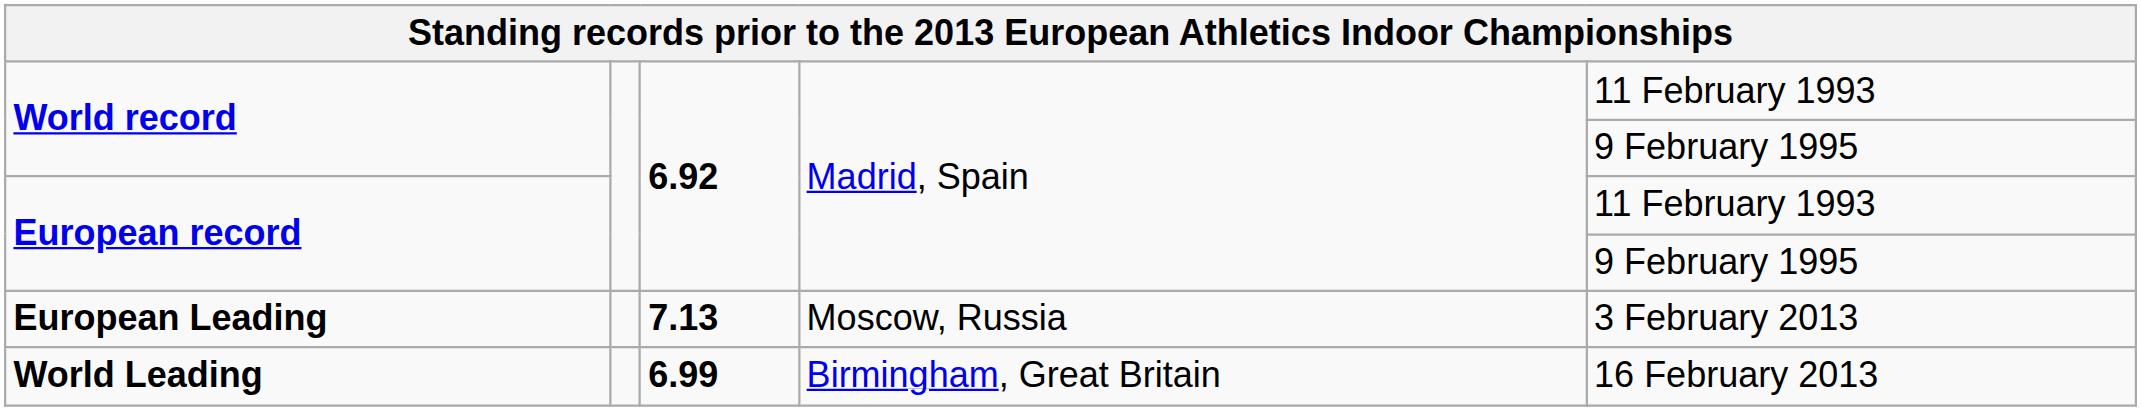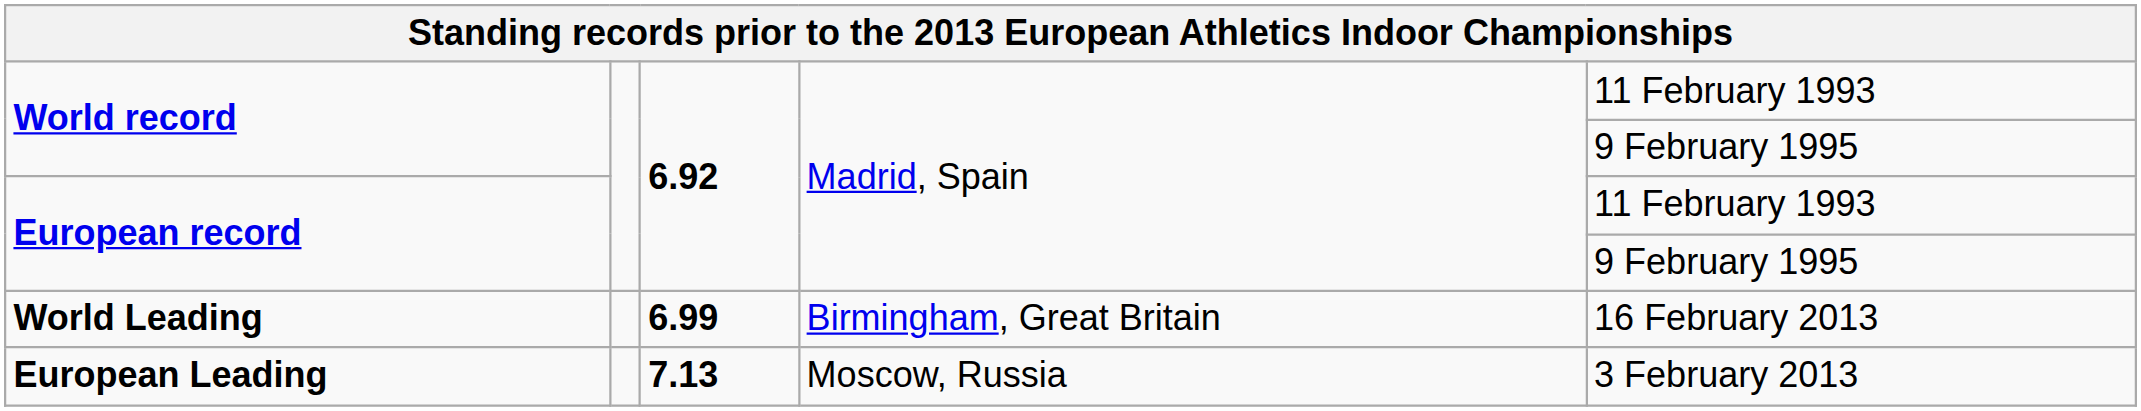rows swapped: (138, 375) <-> (170, 318)
